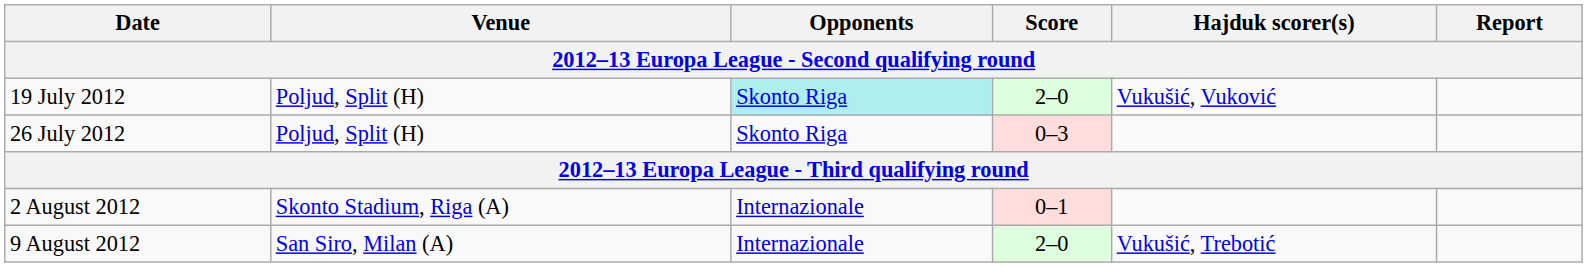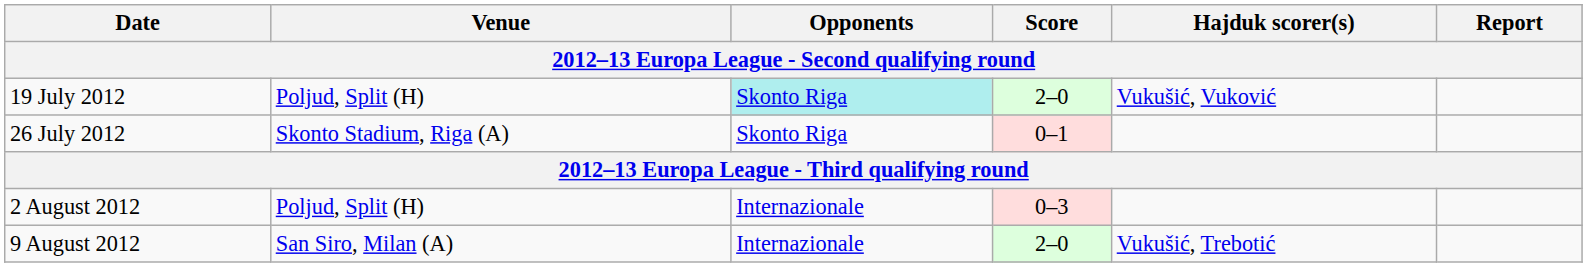(350, 133) Poljud, Split (H) -> (392, 133) Skonto Stadium, Riga (A)
(1052, 133) 0–3 -> (1052, 133) 0–1
(392, 207) Skonto Stadium, Riga (A) -> (350, 207) Poljud, Split (H)
(1052, 207) 0–1 -> (1052, 207) 0–3
